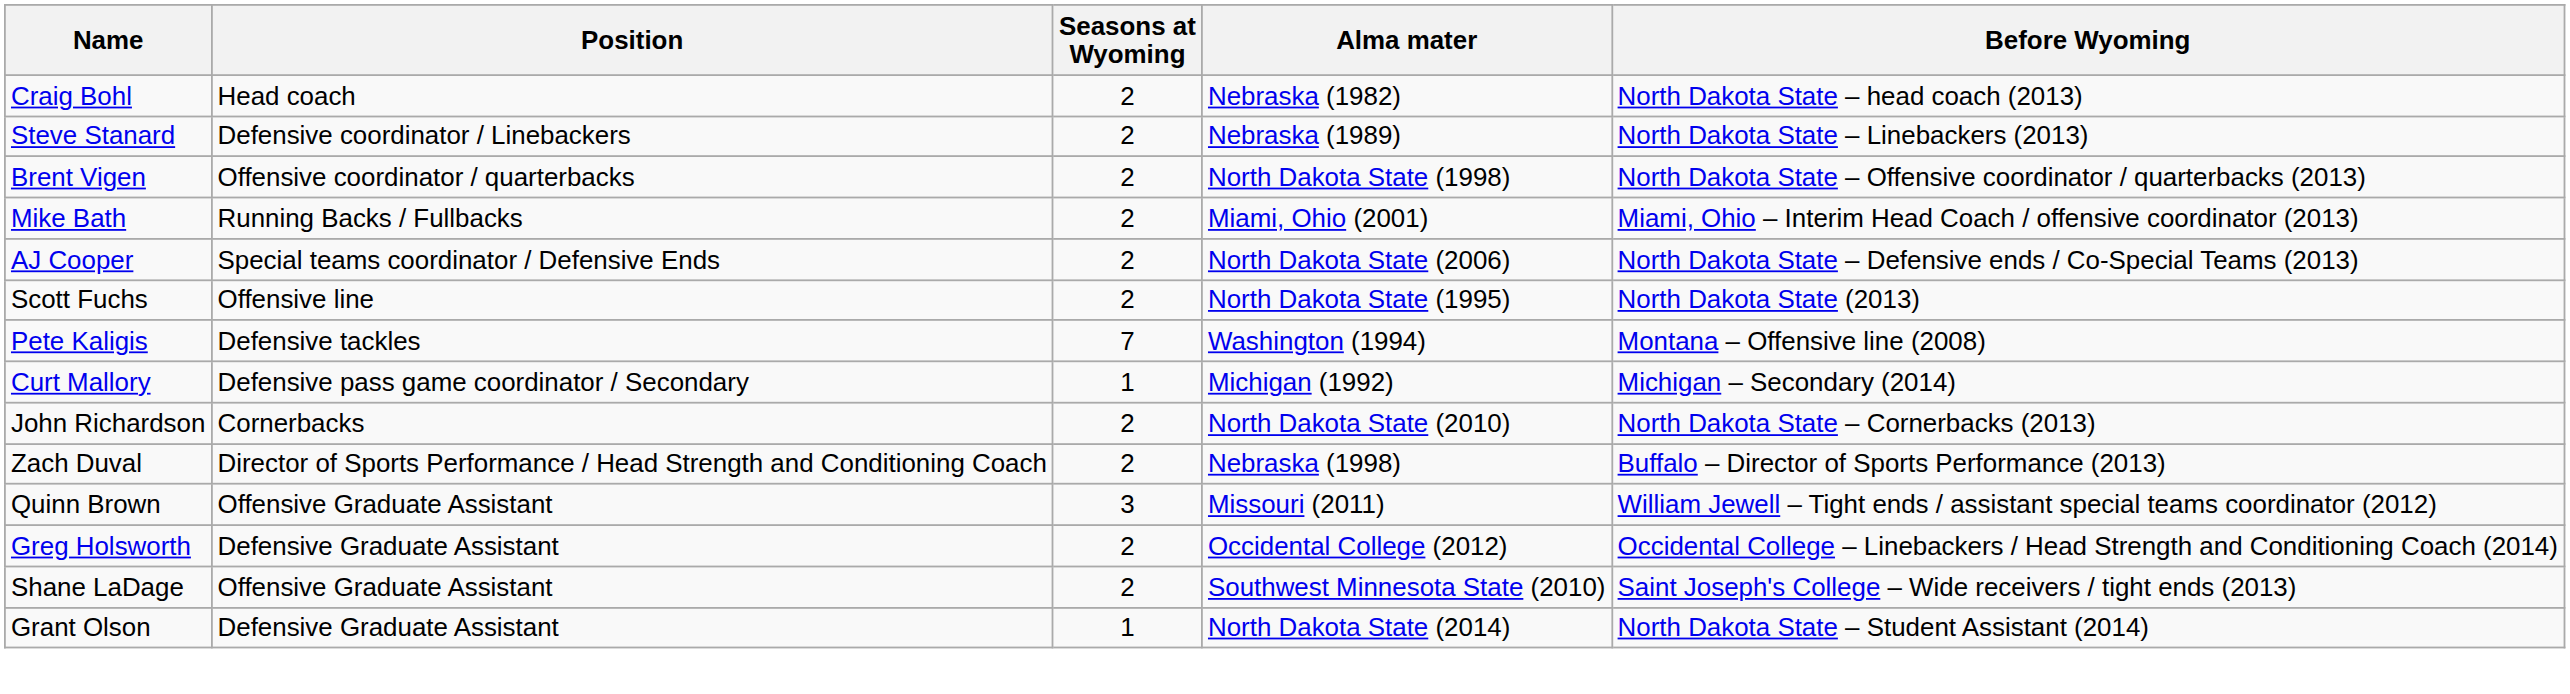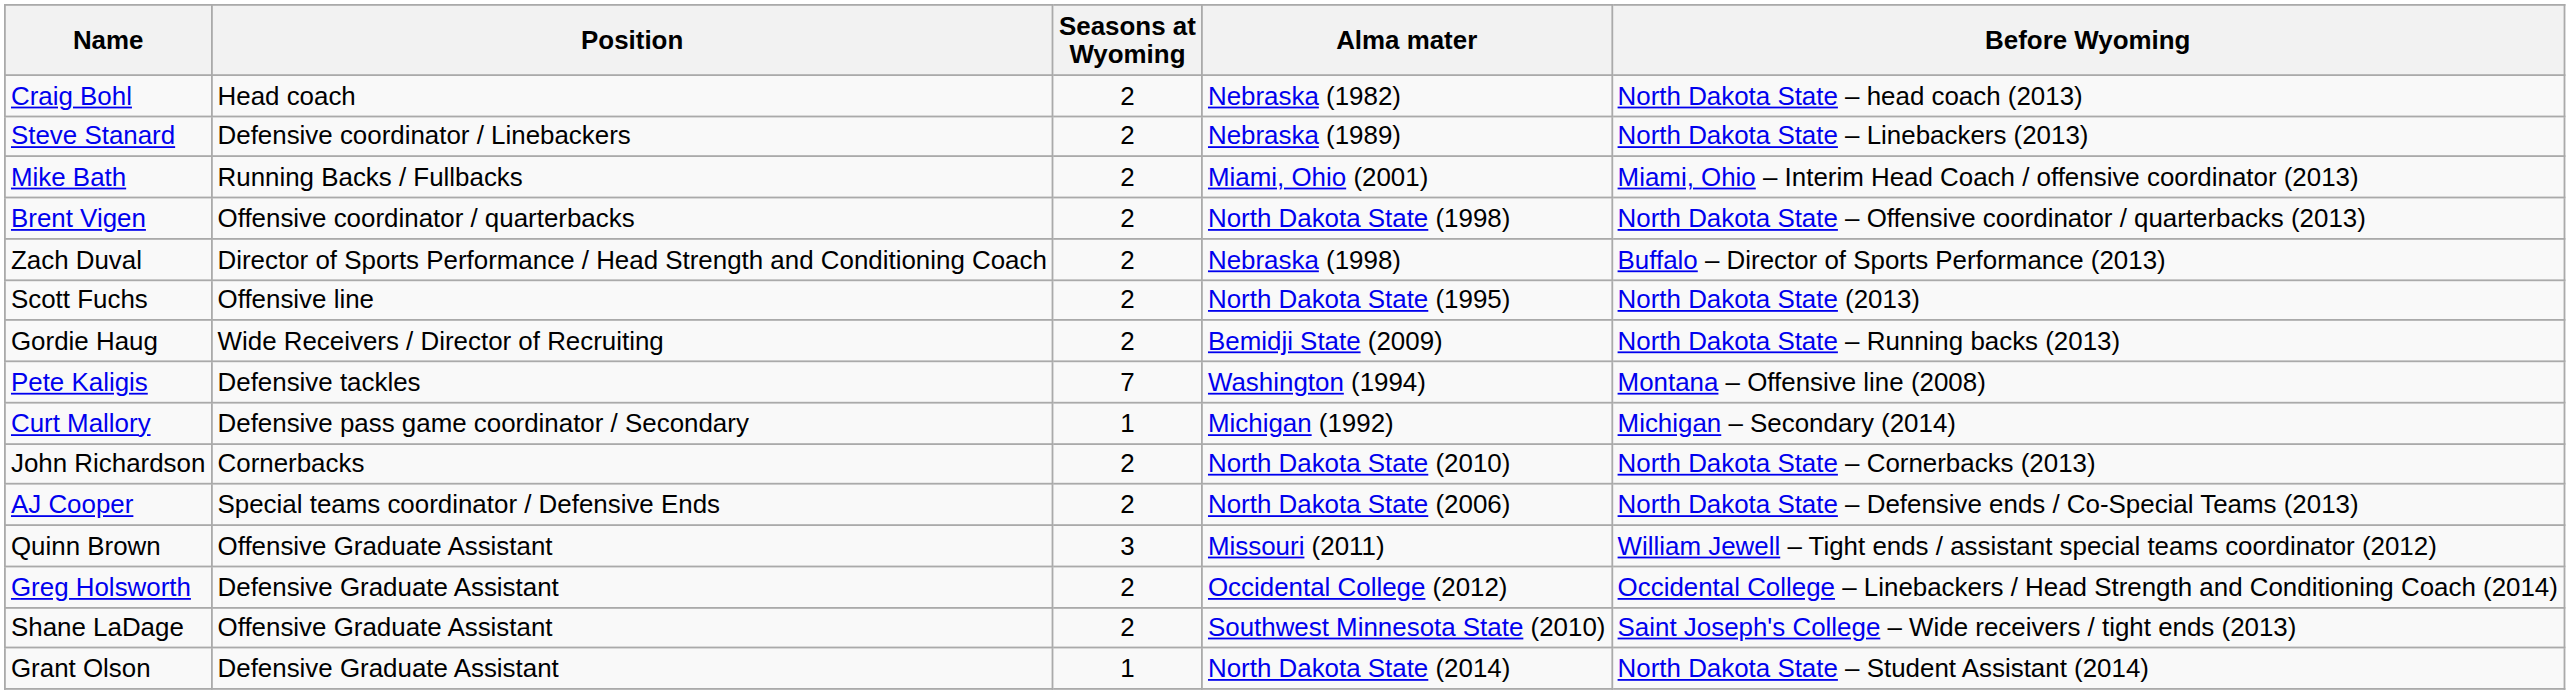rows swapped: (78, 177) <-> (69, 218)
rows swapped: (72, 259) <-> (76, 464)
+ row: (84, 341)
